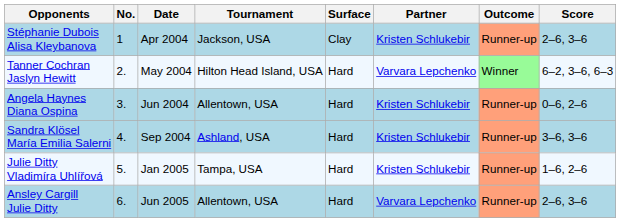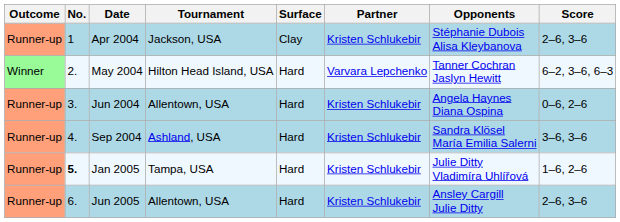columns swapped: (509, 13) <-> (59, 13)
(121, 168) normal -> (72, 168) bold
(426, 201) Varvara Lepchenko -> (374, 201) Kristen Schlukebir
